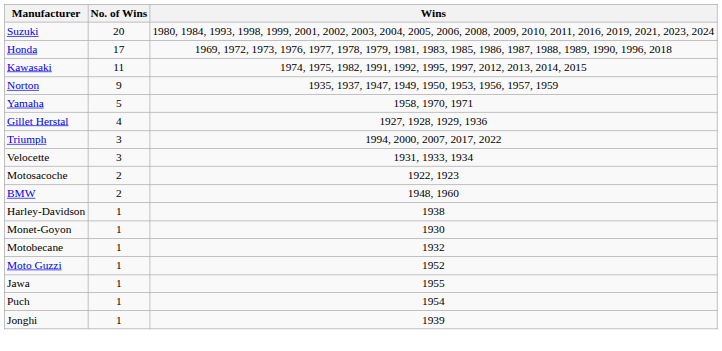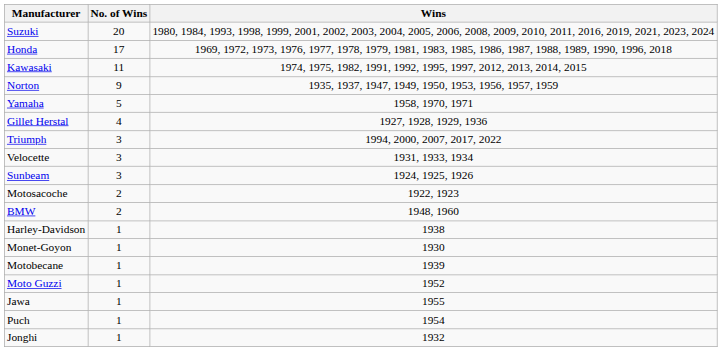+ row: (28, 175)
(433, 247) 1932 -> (433, 265) 1939
(433, 319) 1939 -> (433, 337) 1932
